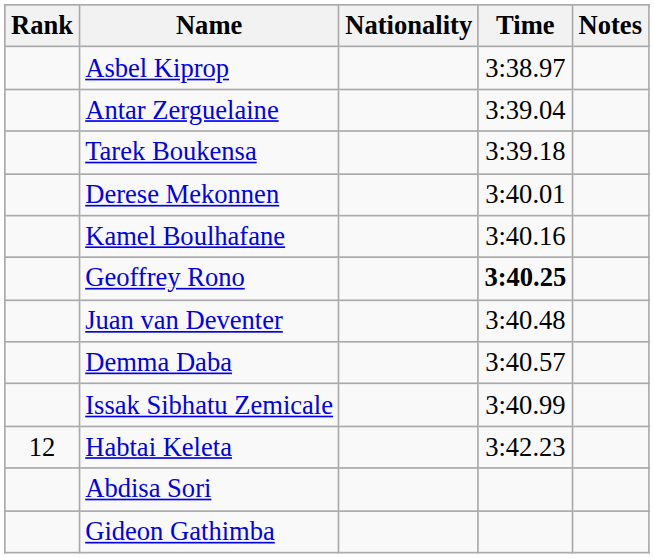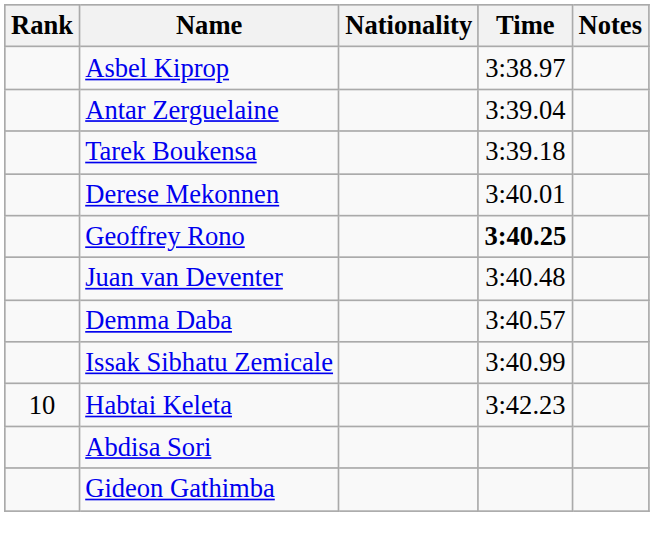- row: (185, 236)
(42, 446) 12 -> (42, 404) 10
